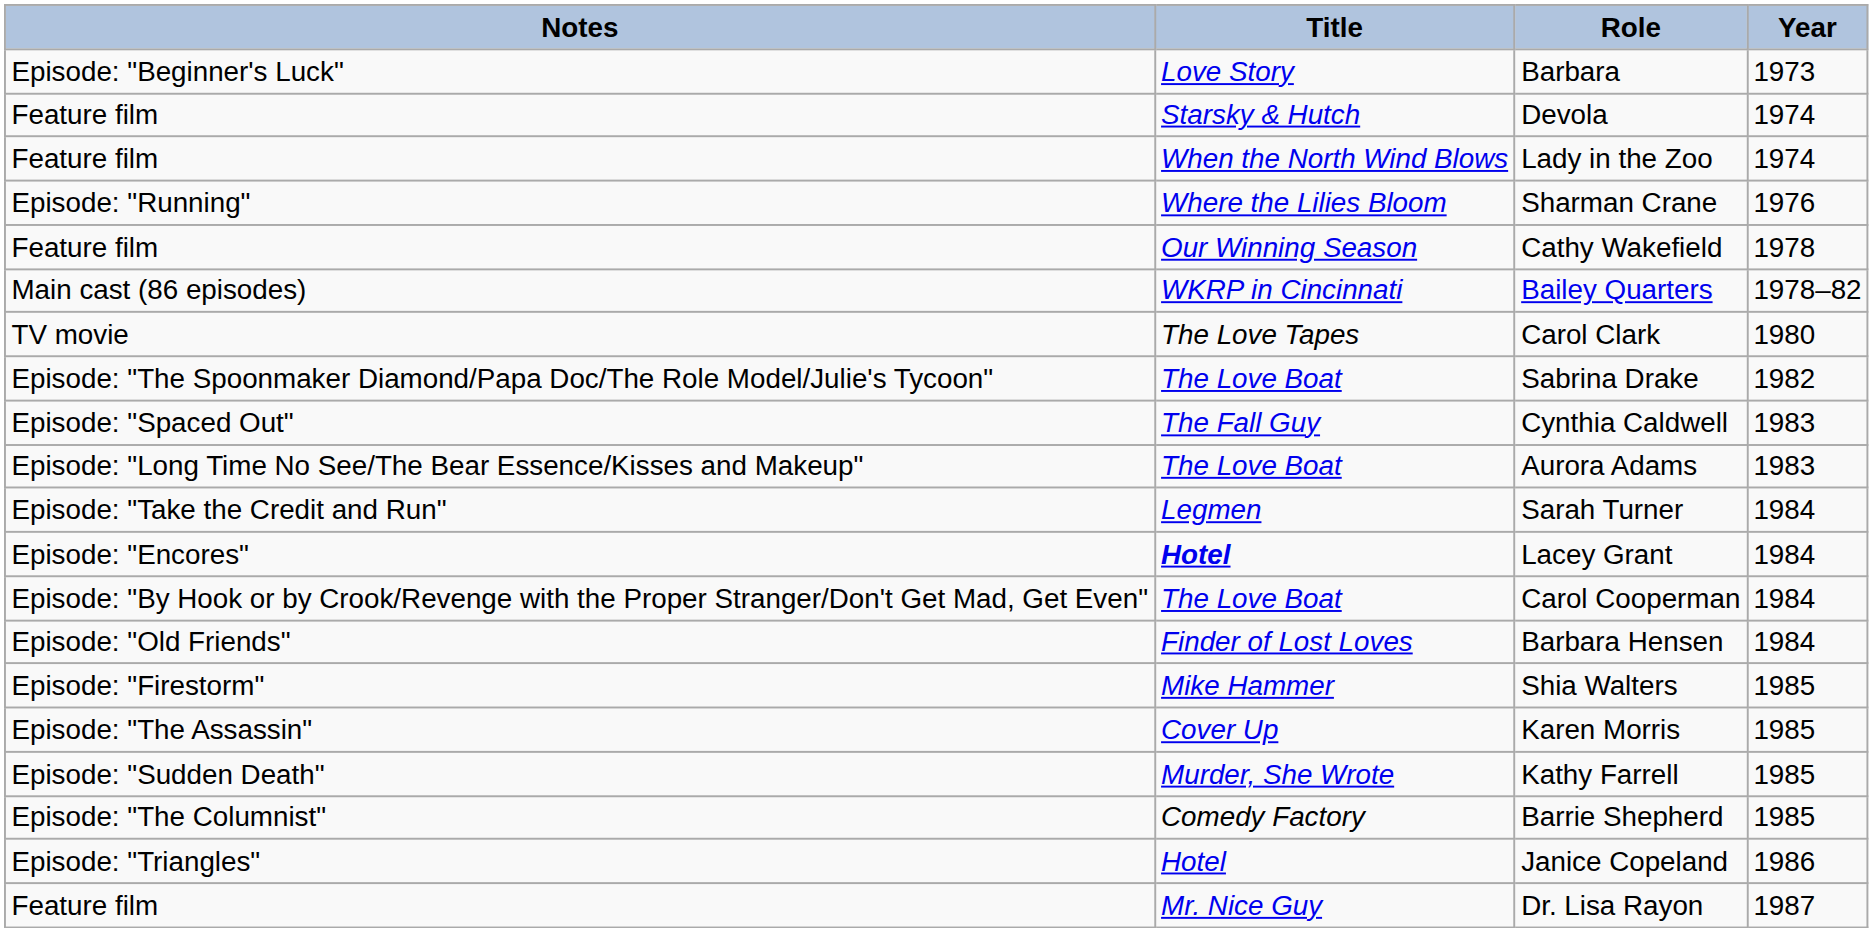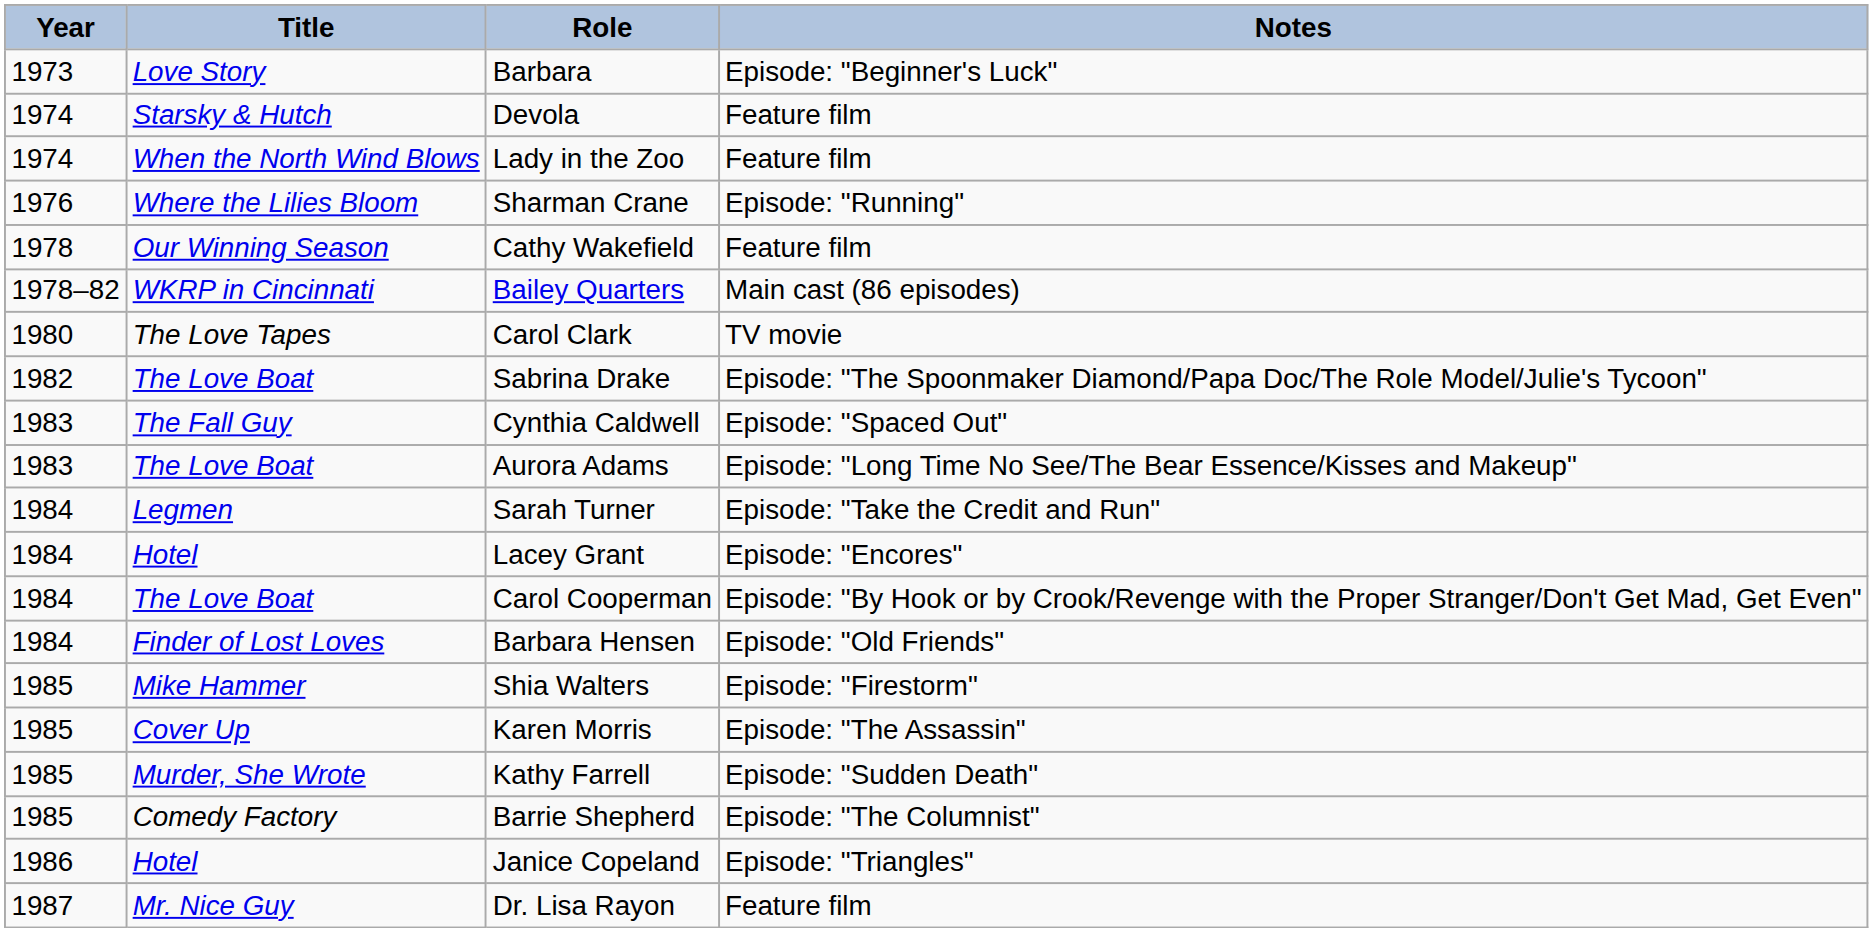columns swapped: (1807, 27) <-> (580, 27)
(1196, 554) bold -> (165, 554) normal
